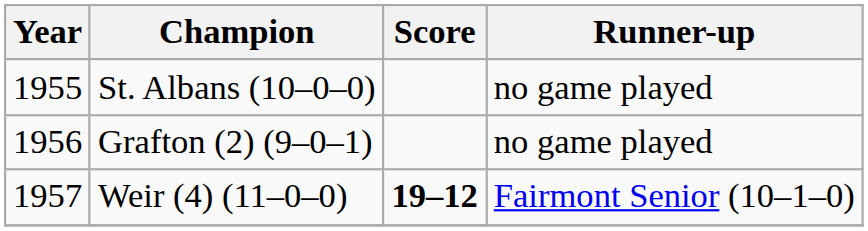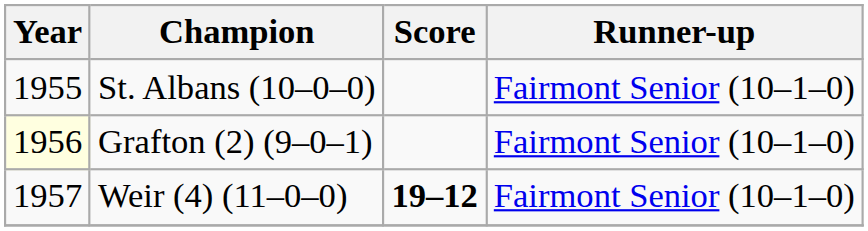(603, 86) no game played -> (674, 86) Fairmont Senior (10–1–0)
(48, 141) no background -> (48, 141) lightyellow background
(603, 141) no game played -> (674, 141) Fairmont Senior (10–1–0)
